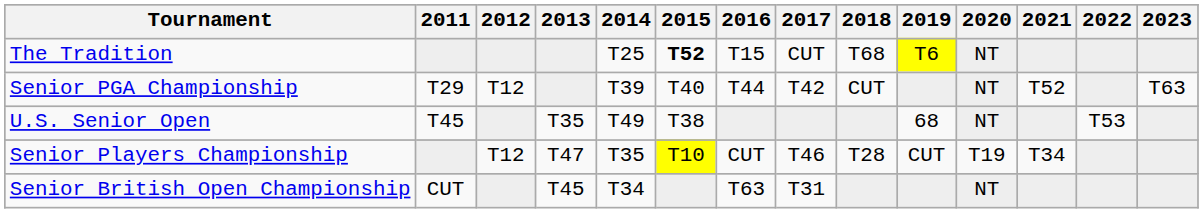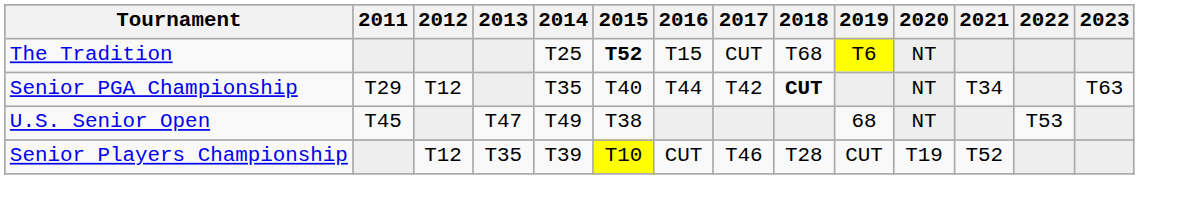(626, 89) T39 -> (563, 89) T35
(866, 89) normal -> (804, 89) bold
(1047, 89) T52 -> (984, 89) T34
(566, 123) T35 -> (503, 123) T47
(566, 157) T47 -> (503, 157) T35
(626, 157) T35 -> (563, 157) T39
(1047, 157) T34 -> (984, 157) T52
- row: (210, 191)
